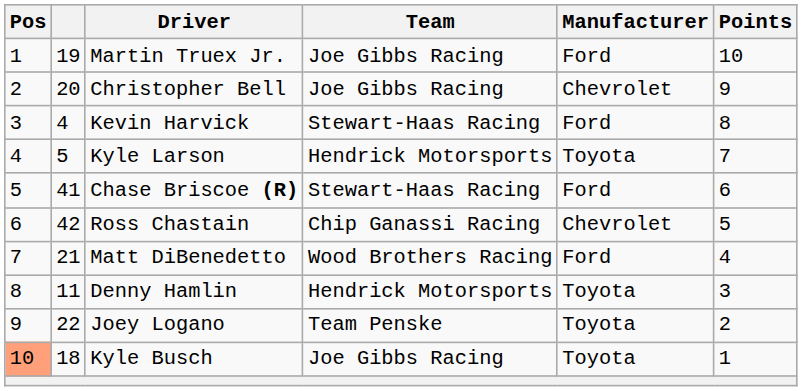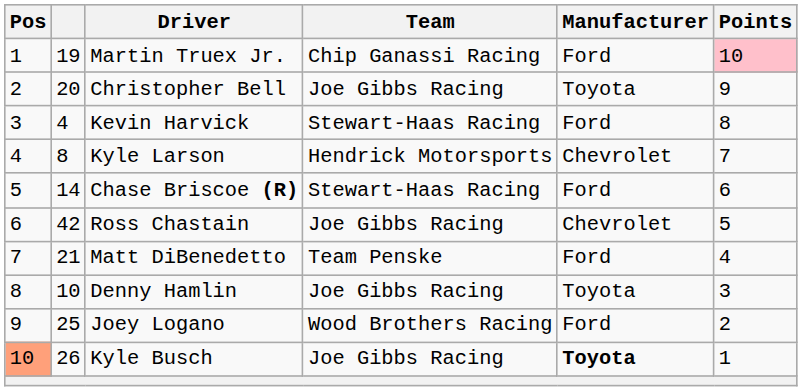(406, 55) Joe Gibbs Racing -> (424, 55) Chip Ganassi Racing
(731, 55) no background -> (731, 55) pink background
(617, 89) Chevrolet -> (599, 89) Toyota
(62, 156) 5 -> (62, 156) 8
(599, 156) Toyota -> (617, 156) Chevrolet
(68, 190) 41 -> (68, 190) 14
(424, 224) Chip Ganassi Racing -> (406, 224) Joe Gibbs Racing
(430, 258) Wood Brothers Racing -> (375, 258) Team Penske
(68, 291) 11 -> (68, 291) 10
(430, 291) Hendrick Motorsports -> (406, 291) Joe Gibbs Racing
(68, 325) 22 -> (68, 325) 25
(375, 325) Team Penske -> (430, 325) Wood Brothers Racing
(599, 325) Toyota -> (587, 325) Ford
(68, 359) 18 -> (68, 359) 26
(599, 359) normal -> (599, 359) bold
